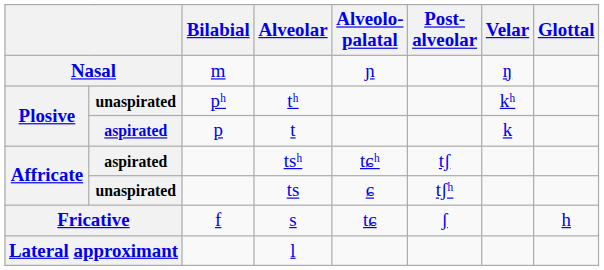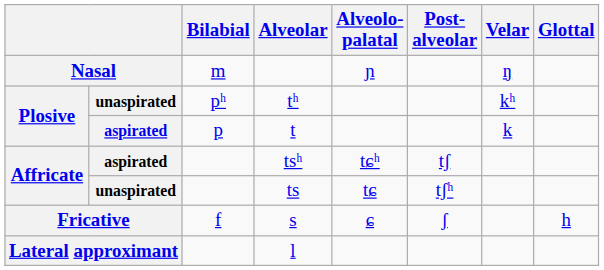(370, 190) ɕ -> (370, 190) tɕ
(370, 220) tɕ -> (370, 220) ɕ
